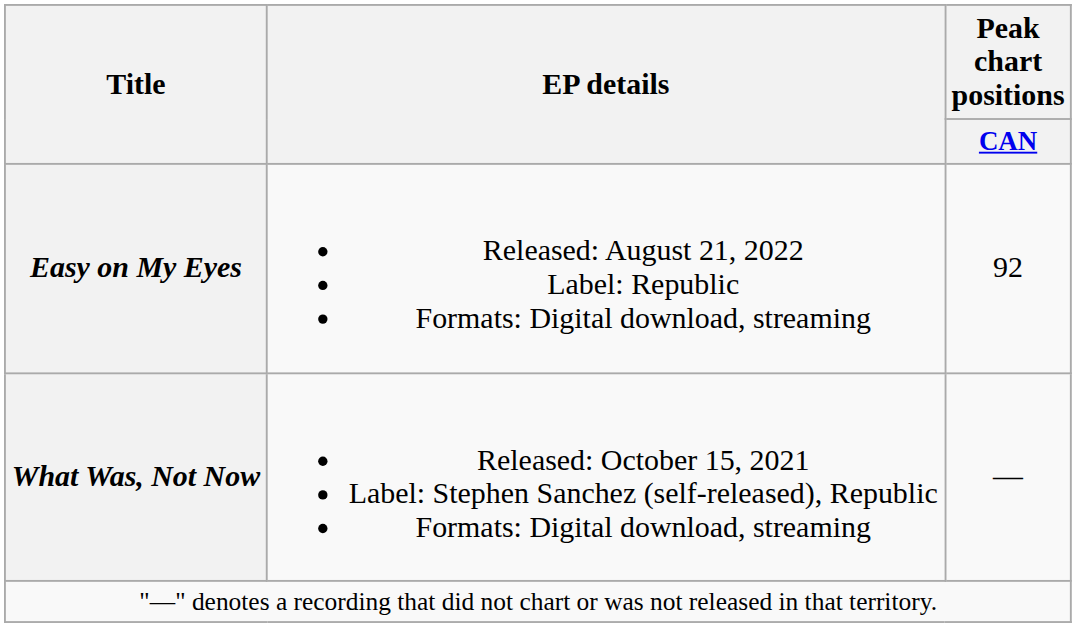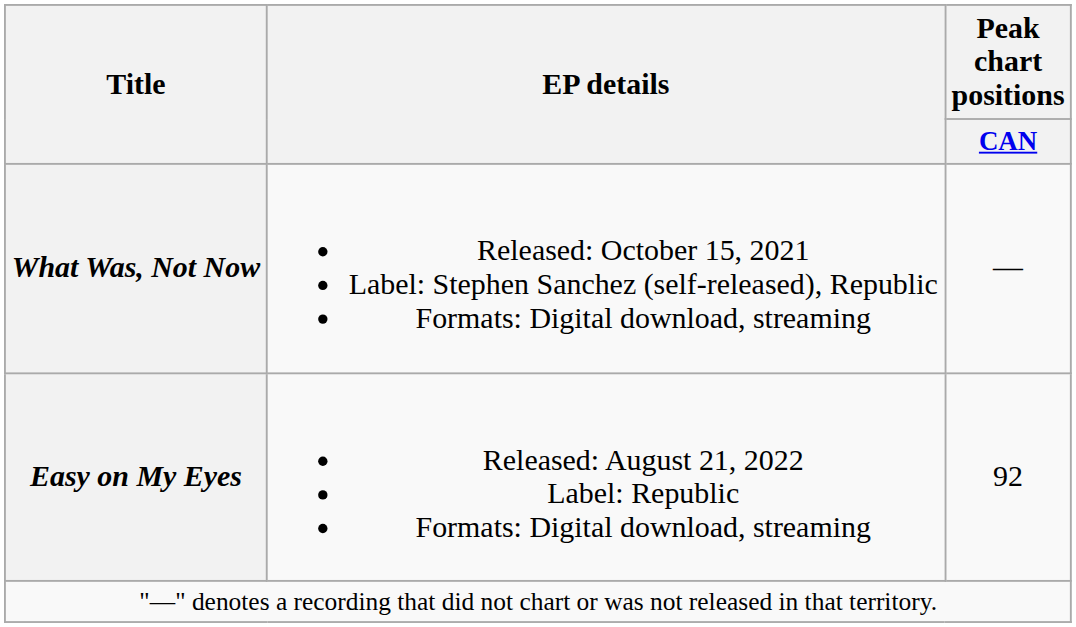rows swapped: (136, 476) <-> (136, 267)
